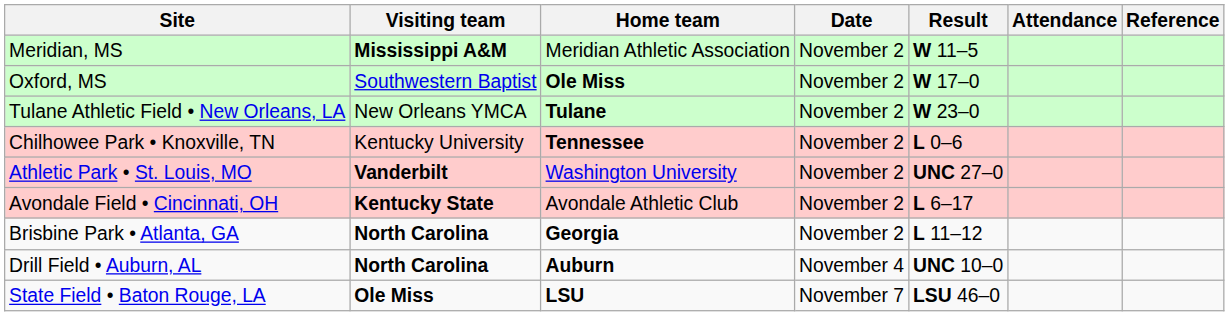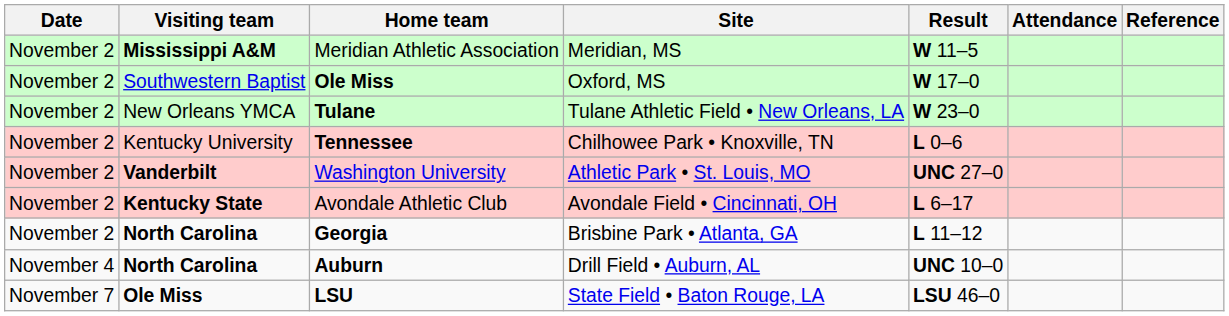columns swapped: (852, 20) <-> (177, 20)
